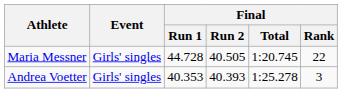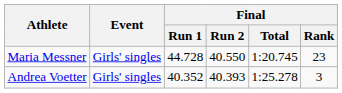(227, 56) 40.505 -> (227, 56) 40.550
(319, 56) 22 -> (319, 56) 23
(185, 77) 40.353 -> (185, 77) 40.352
